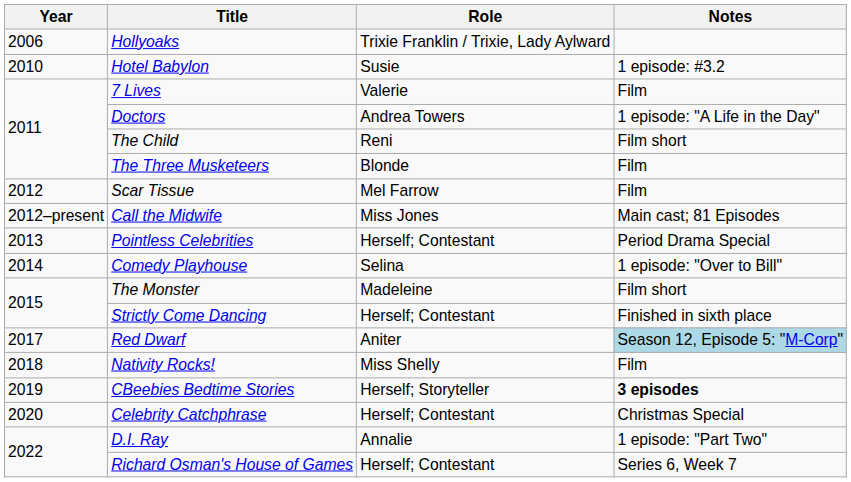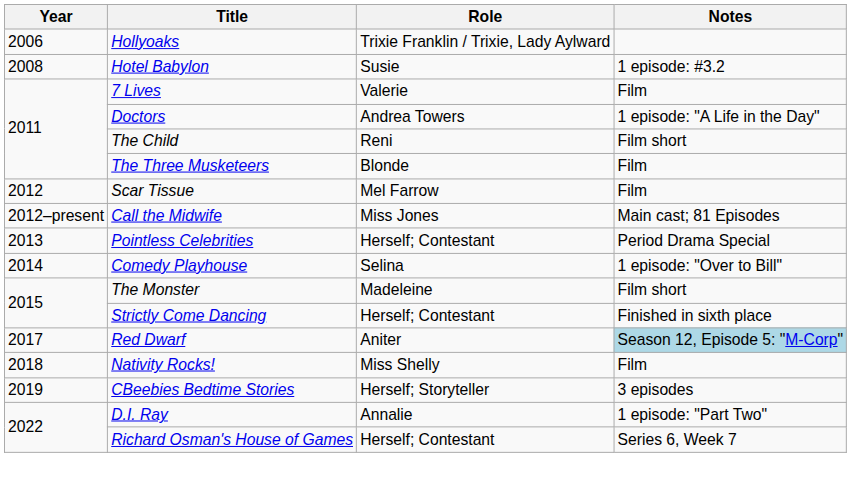(26, 66) 2010 -> (26, 66) 2008
(658, 389) bold -> (655, 389) normal
- row: (189, 414)
